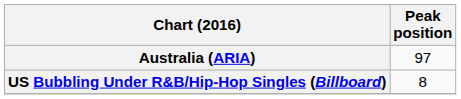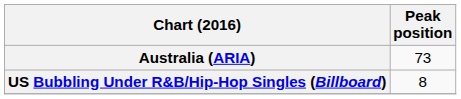(423, 57) 97 -> (423, 57) 73
